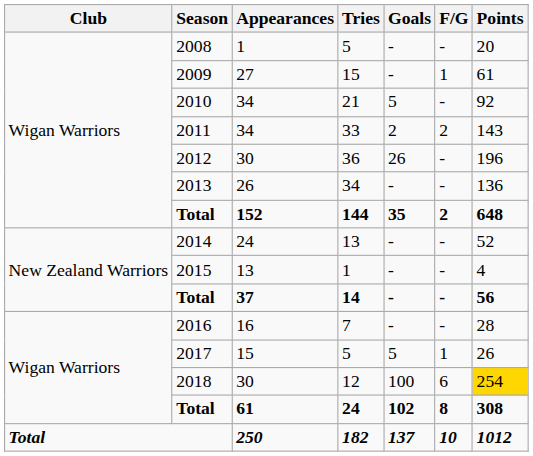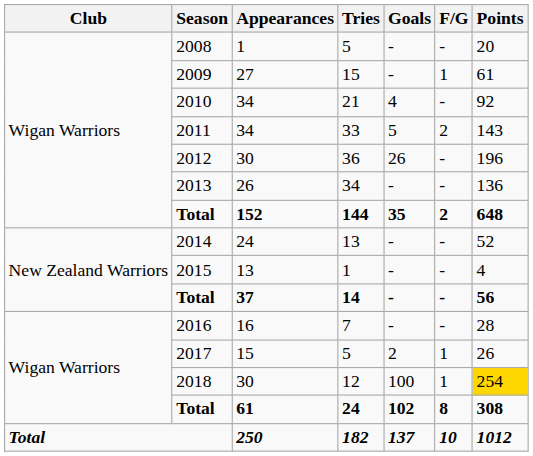(392, 102) 5 -> (392, 102) 4
(392, 130) 2 -> (392, 130) 5
(392, 353) 5 -> (392, 353) 2
(444, 381) 6 -> (444, 381) 1
